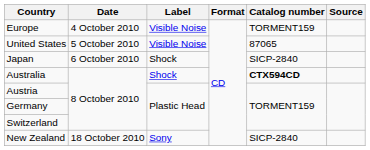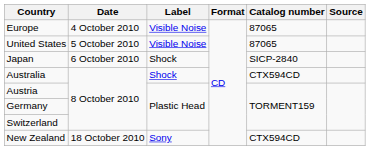(282, 28) TORMENT159 -> (263, 28) 87065
(275, 75) bold -> (275, 75) normal
(273, 138) SICP-2840 -> (275, 138) CTX594CD
